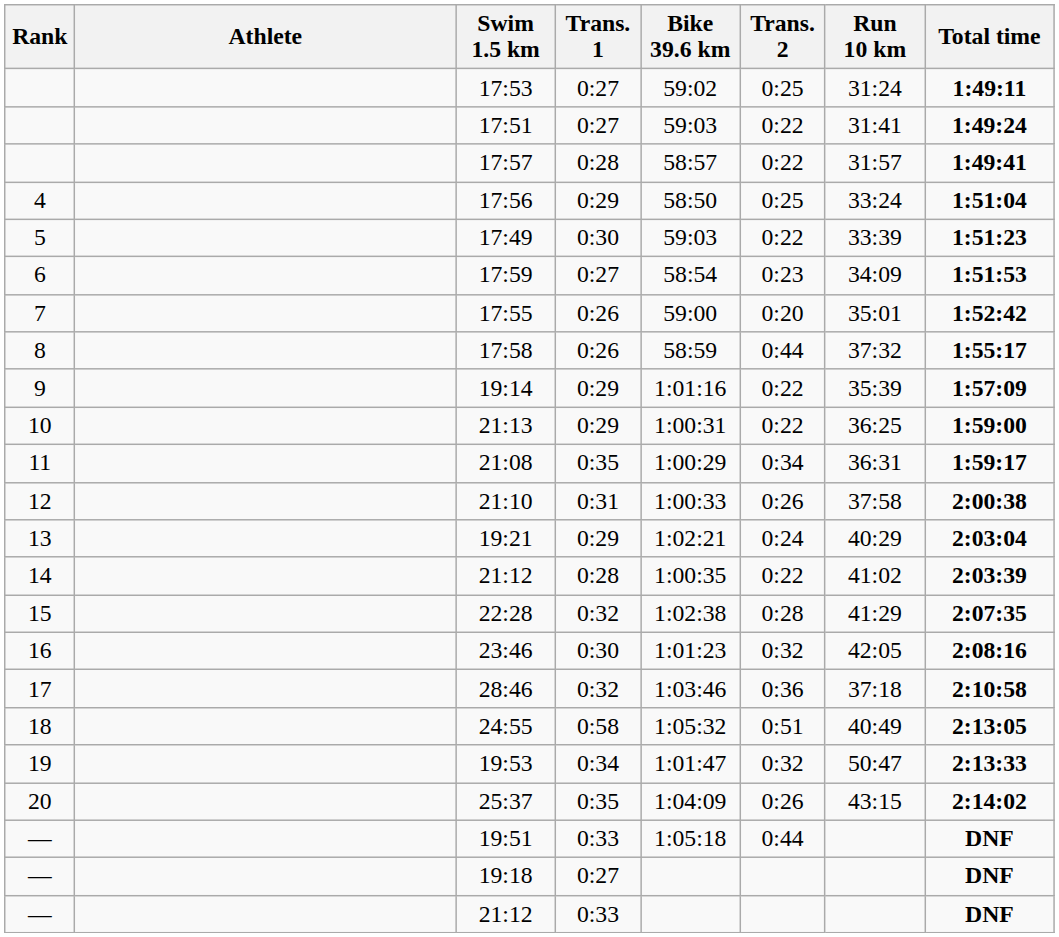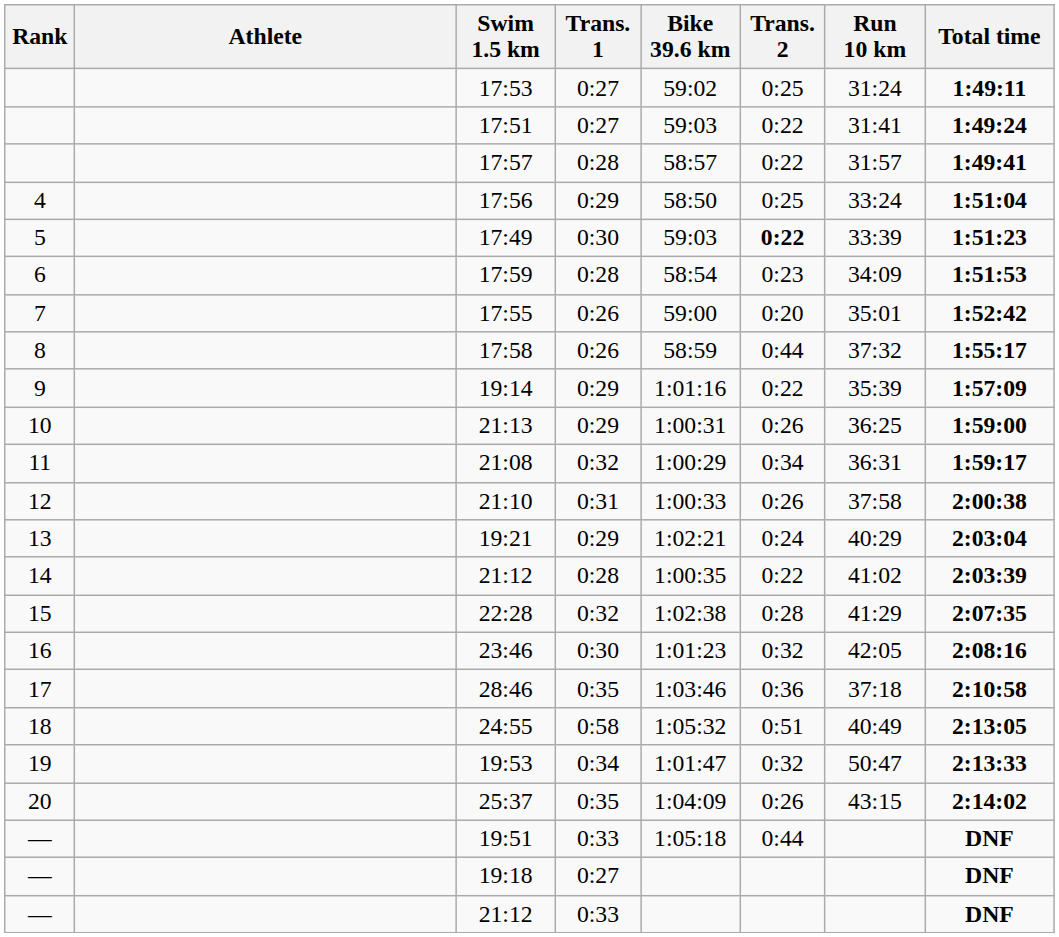(783, 237) normal -> (783, 237) bold
(598, 275) 0:27 -> (598, 275) 0:28
(783, 425) 0:22 -> (783, 425) 0:26
(598, 463) 0:35 -> (598, 463) 0:32
(598, 688) 0:32 -> (598, 688) 0:35
